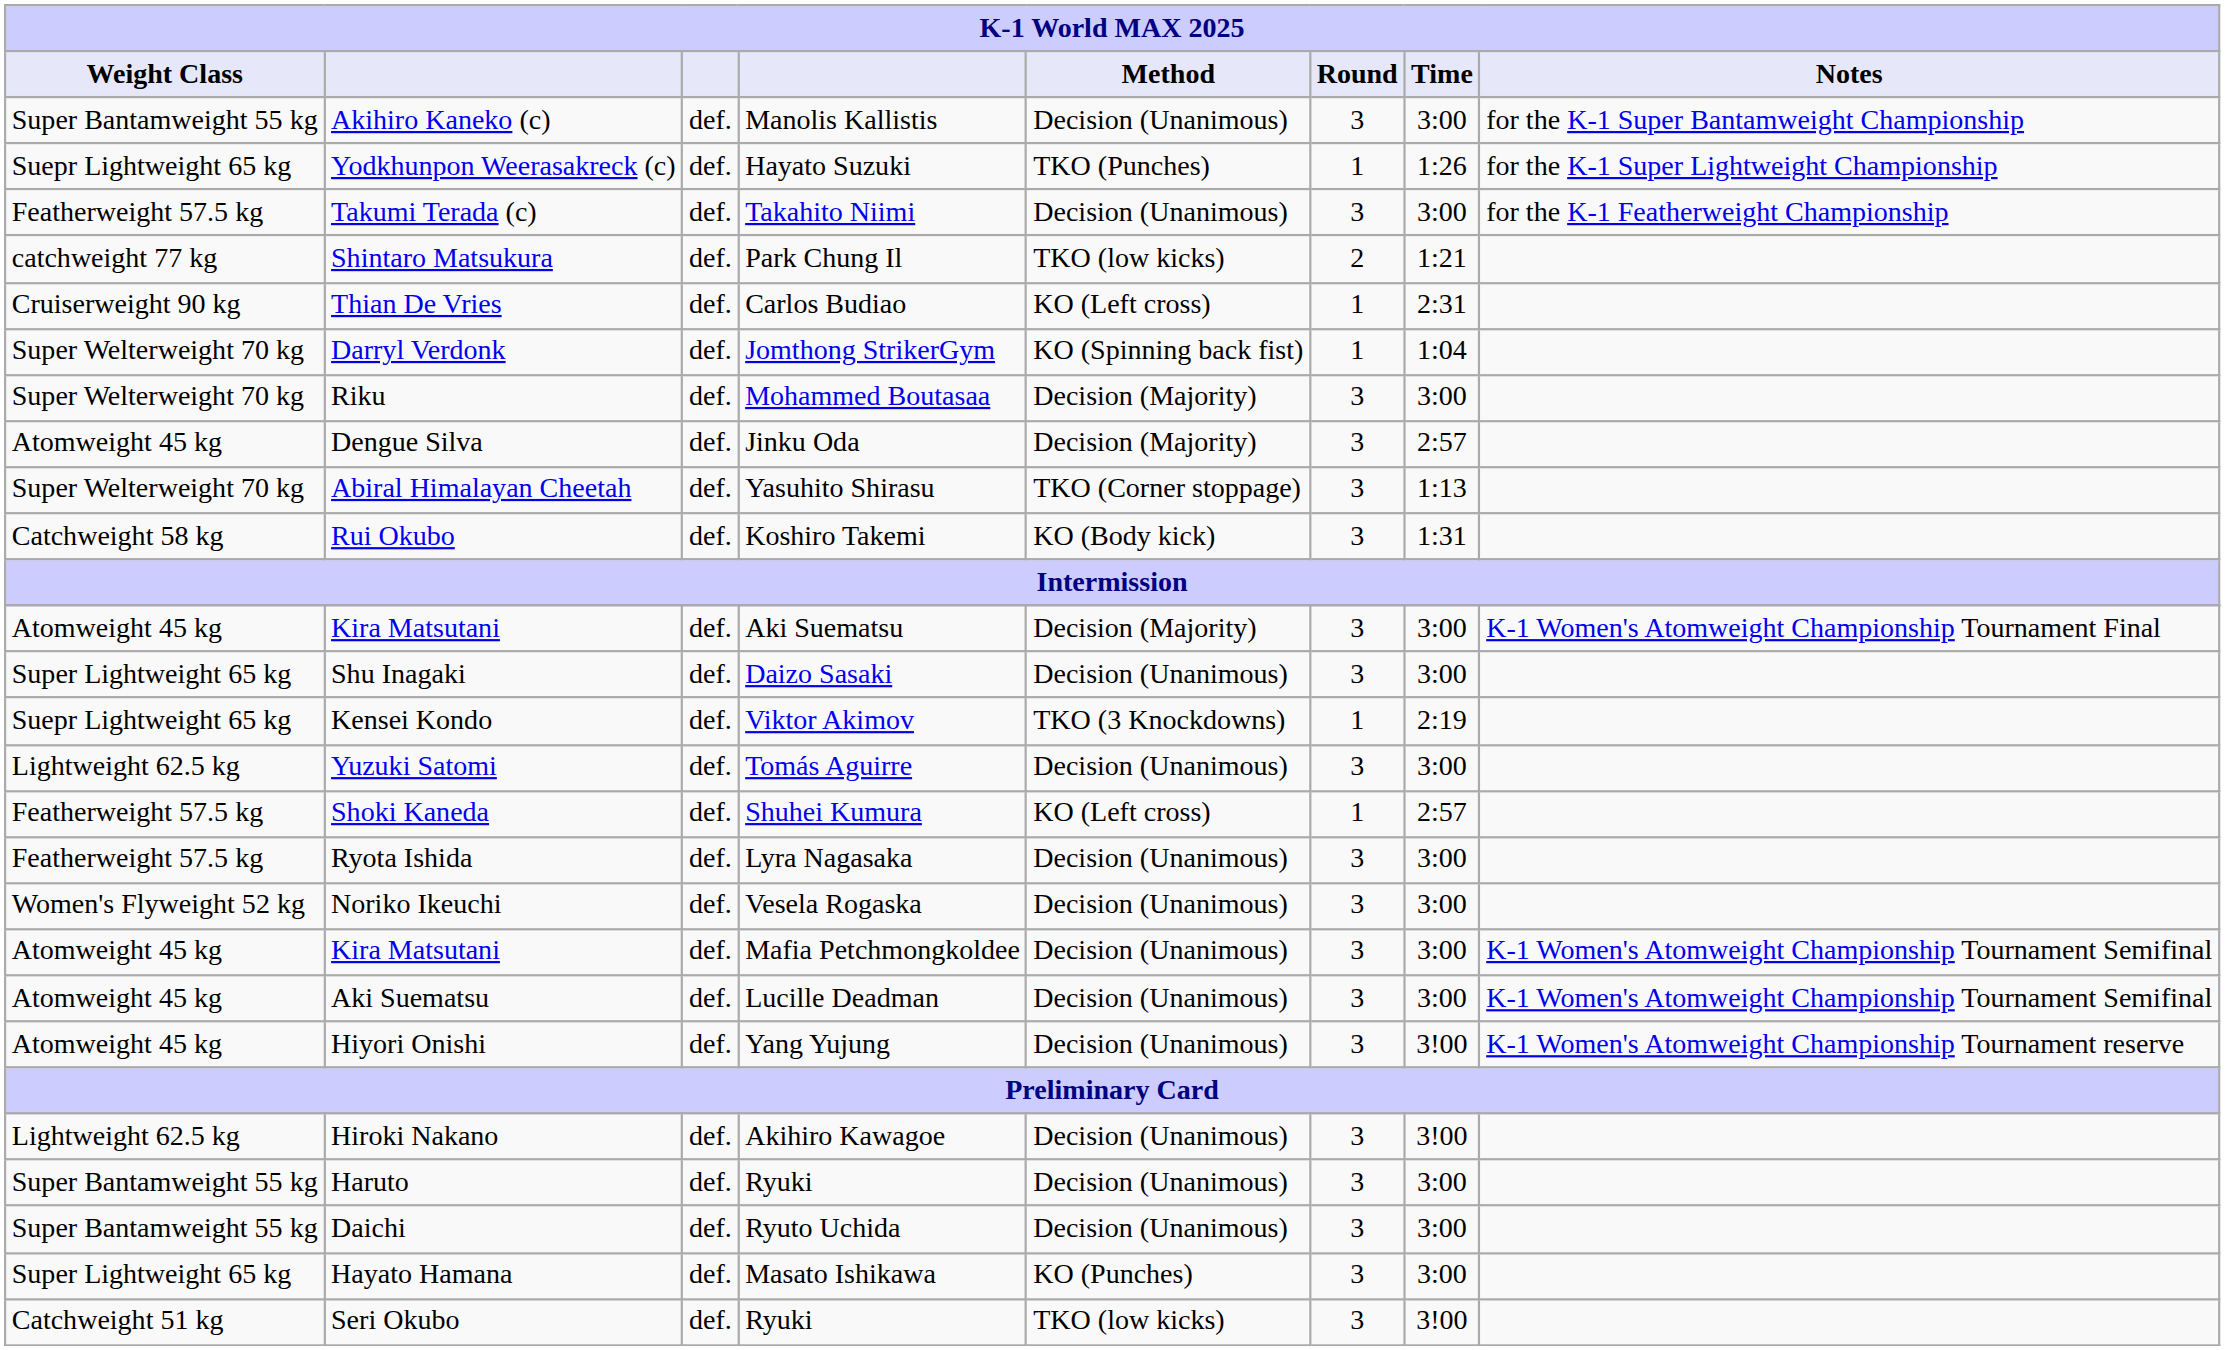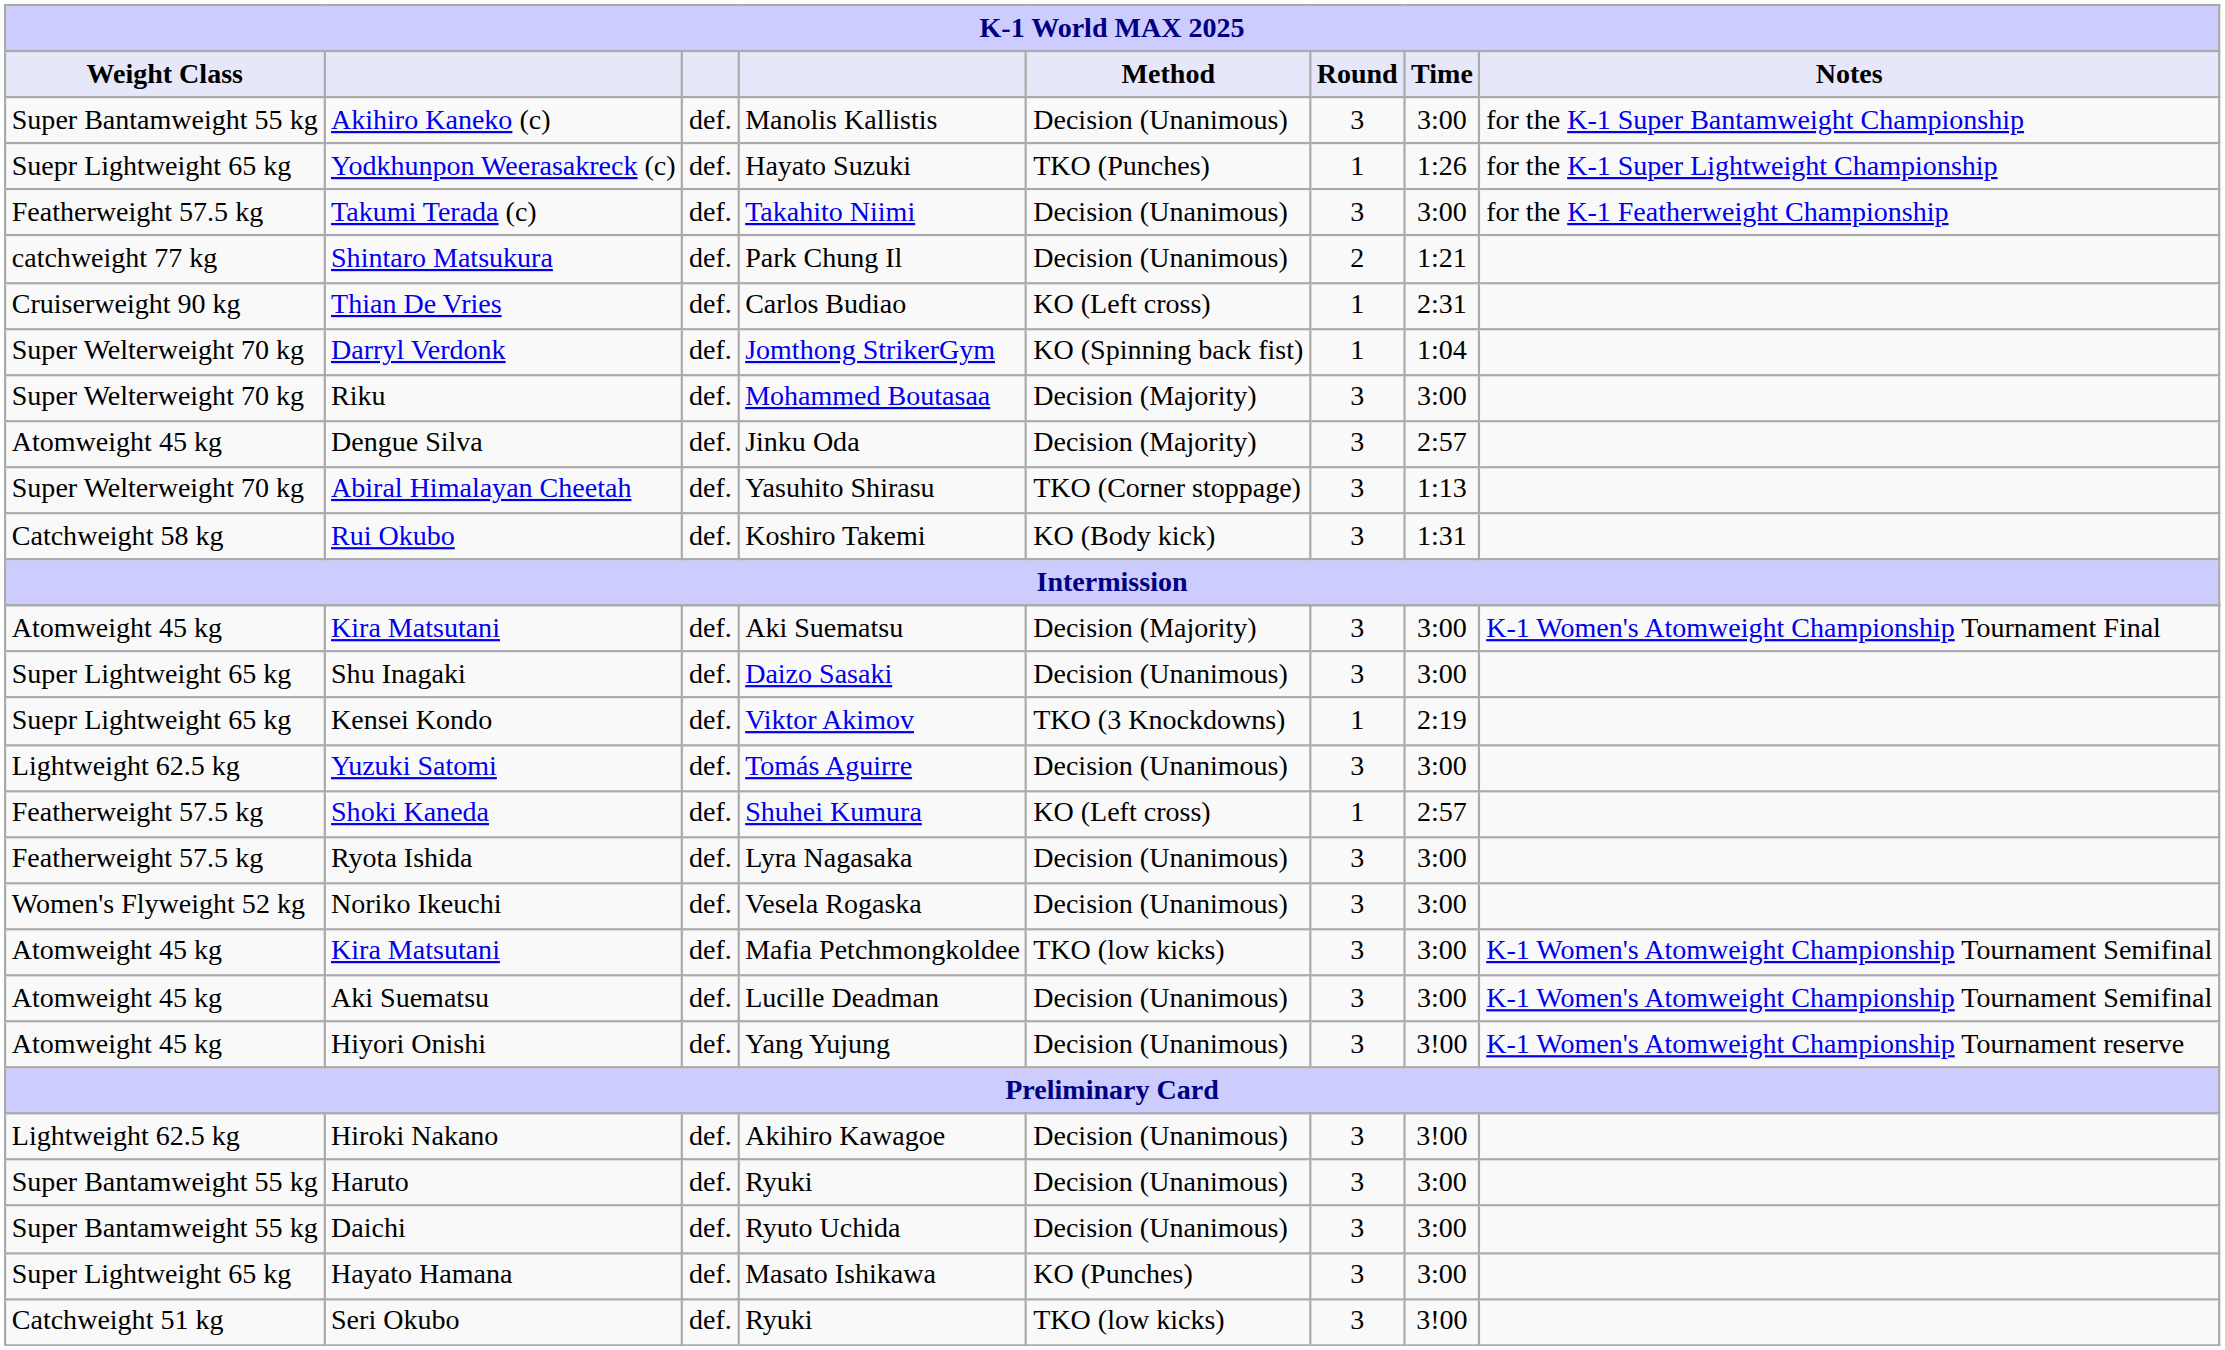(1129, 258) TKO (low kicks) -> (1160, 258) Decision (Unanimous)
(1160, 951) Decision (Unanimous) -> (1129, 951) TKO (low kicks)
